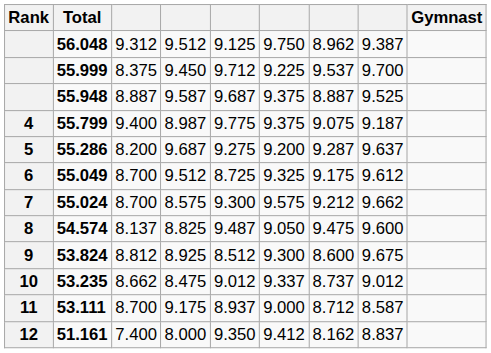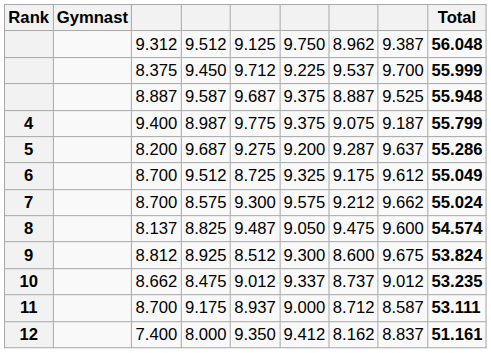columns swapped: (447, 17) <-> (82, 17)
